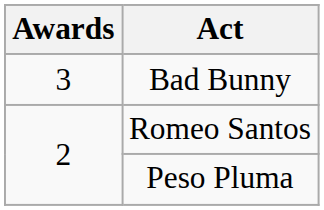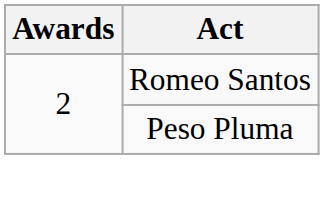- row: (220, 79)
